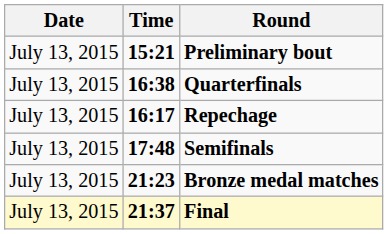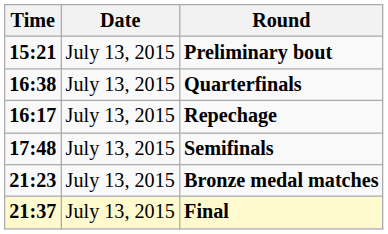columns swapped: (64, 20) <-> (151, 20)
